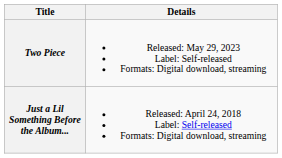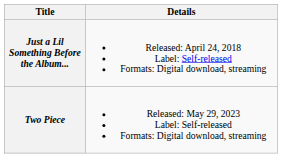rows swapped: (45, 119) <-> (45, 53)
